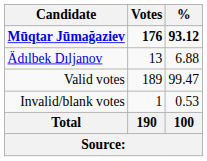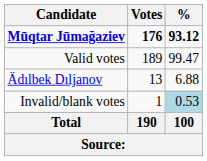rows swapped: (55, 58) <-> (94, 79)
(187, 101) no background -> (187, 101) lightblue background
